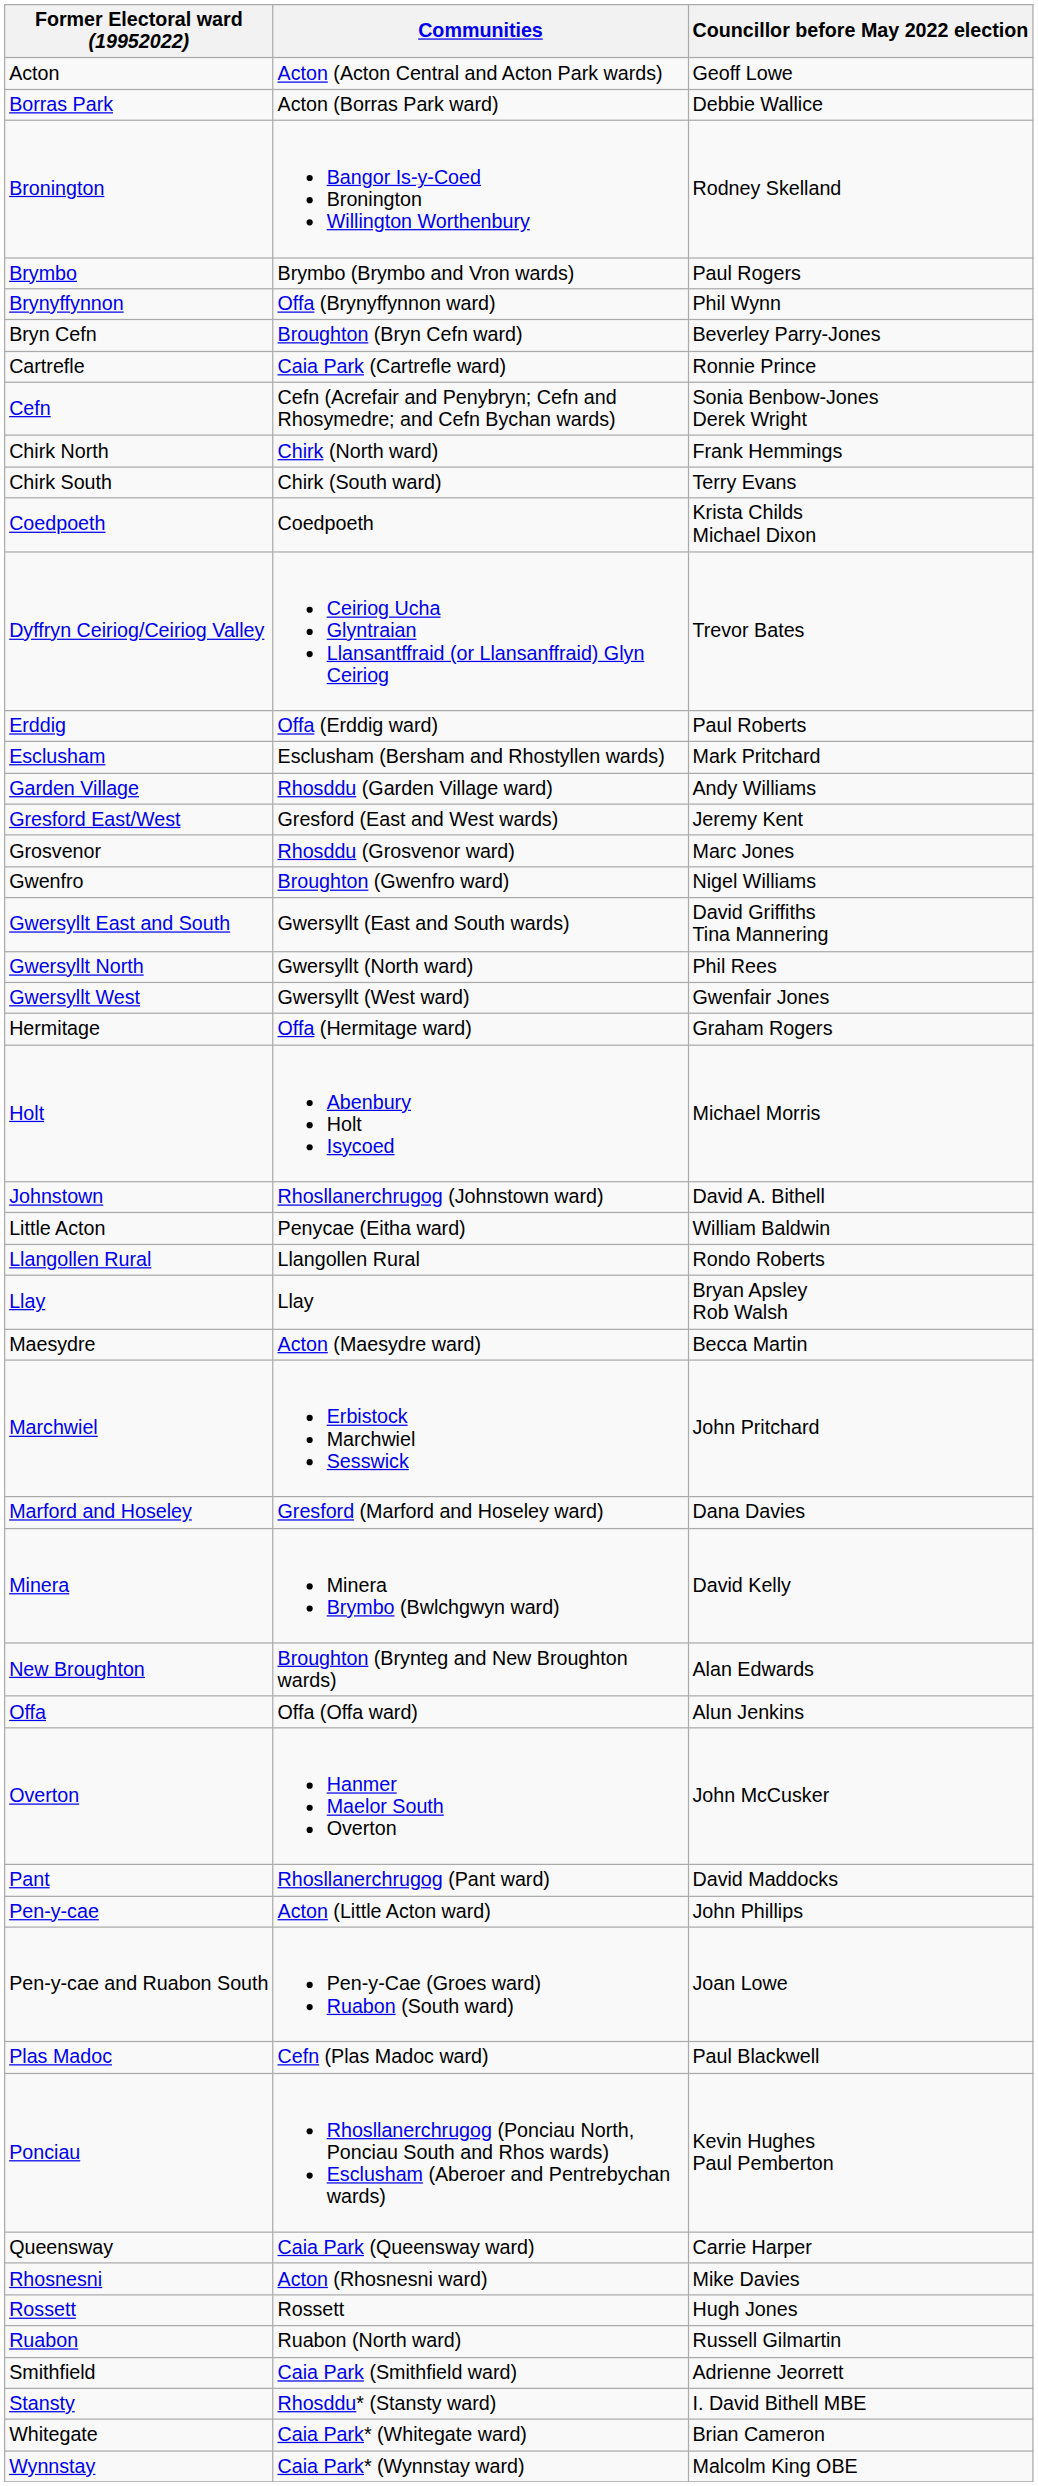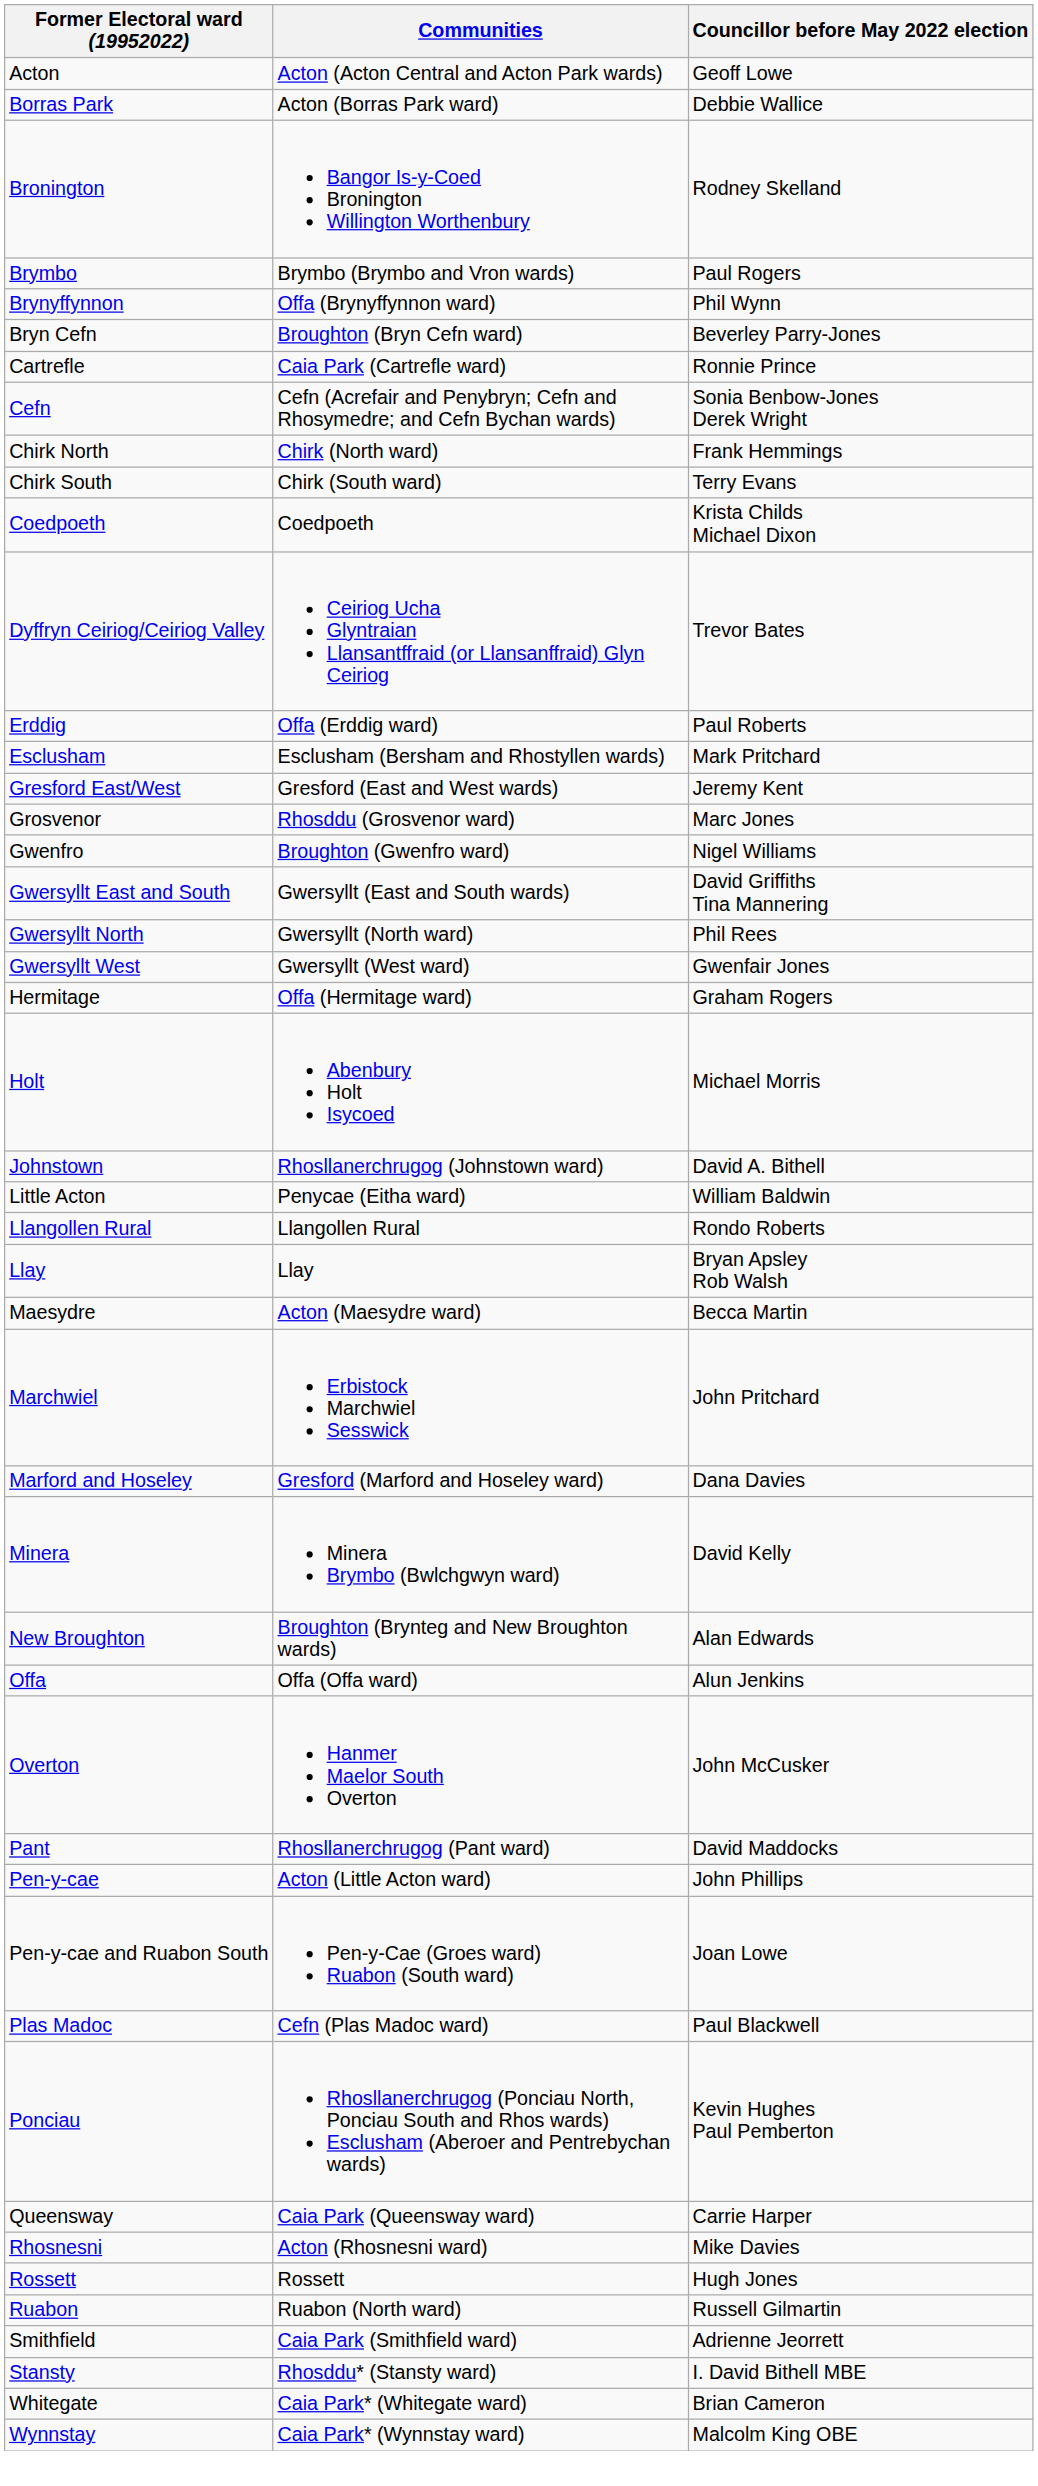- row: (74, 788)
